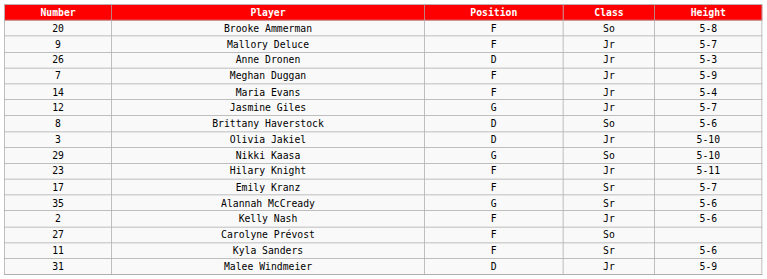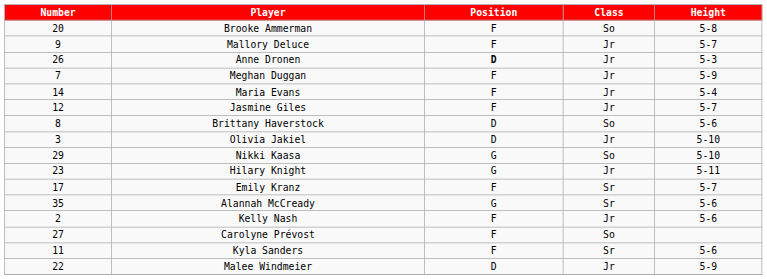(494, 60) normal -> (494, 60) bold
(494, 108) G -> (494, 108) F
(494, 171) F -> (494, 171) G
(58, 267) 31 -> (58, 267) 22
